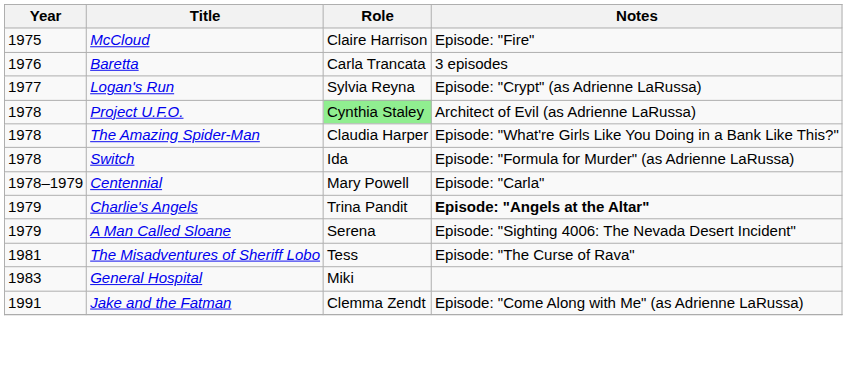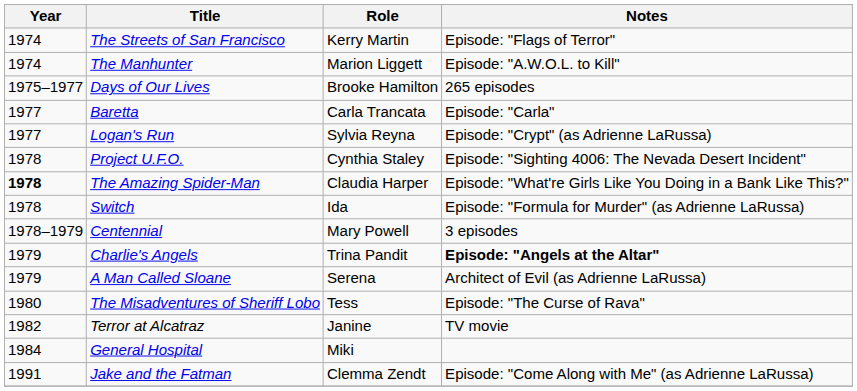+ row: (188, 40)
+ row: (141, 64)
- row: (120, 40)
+ row: (150, 87)
(25, 64) 1976 -> (25, 111) 1977
(471, 64) 3 episodes -> (500, 111) Episode: "Carla"
(375, 111) lightgreen background -> (375, 159) no background
(565, 111) Architect of Evil (as Adrienne LaRussa) -> (625, 159) Episode: "Sighting 4006: The Nevada Desert Incident"
(25, 135) normal -> (25, 183) bold
(490, 183) Episode: "Carla" -> (481, 231) 3 episodes
(615, 231) Episode: "Sighting 4006: The Nevada Desert Incident" -> (576, 278) Architect of Evil (as Adrienne LaRussa)
(25, 254) 1981 -> (25, 302) 1980
+ row: (147, 326)
(25, 278) 1983 -> (25, 350) 1984
